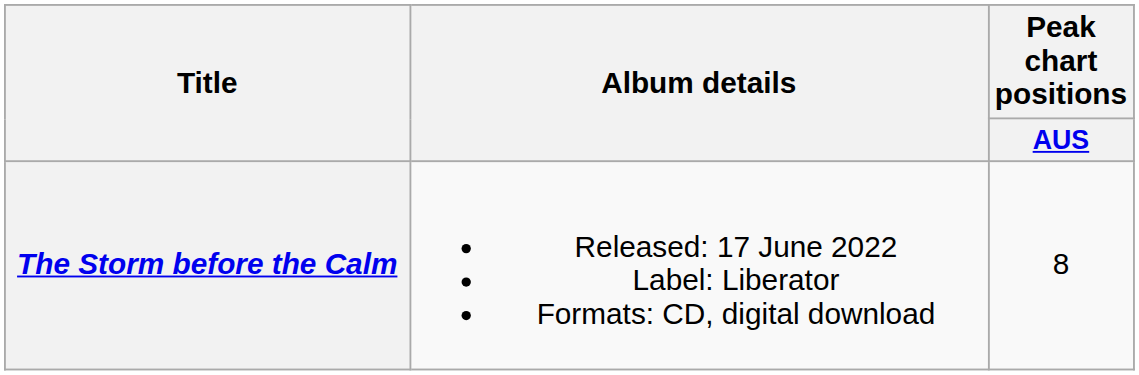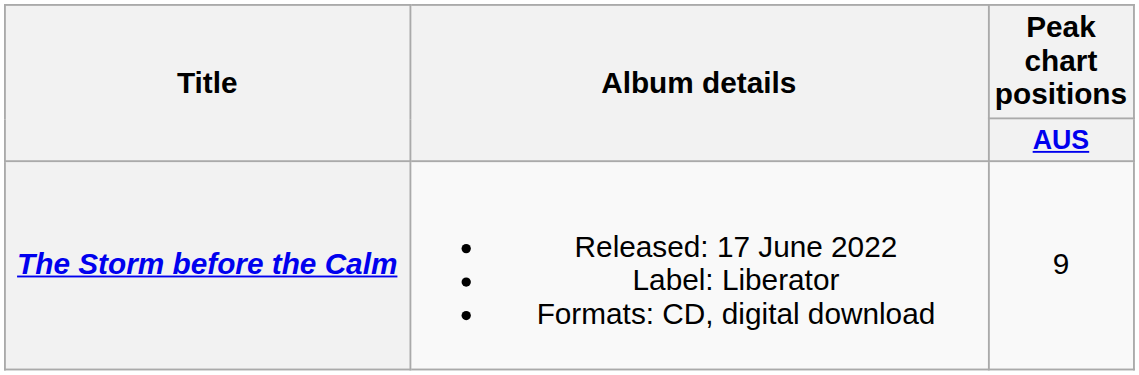(1061, 264) 8 -> (1061, 264) 9
